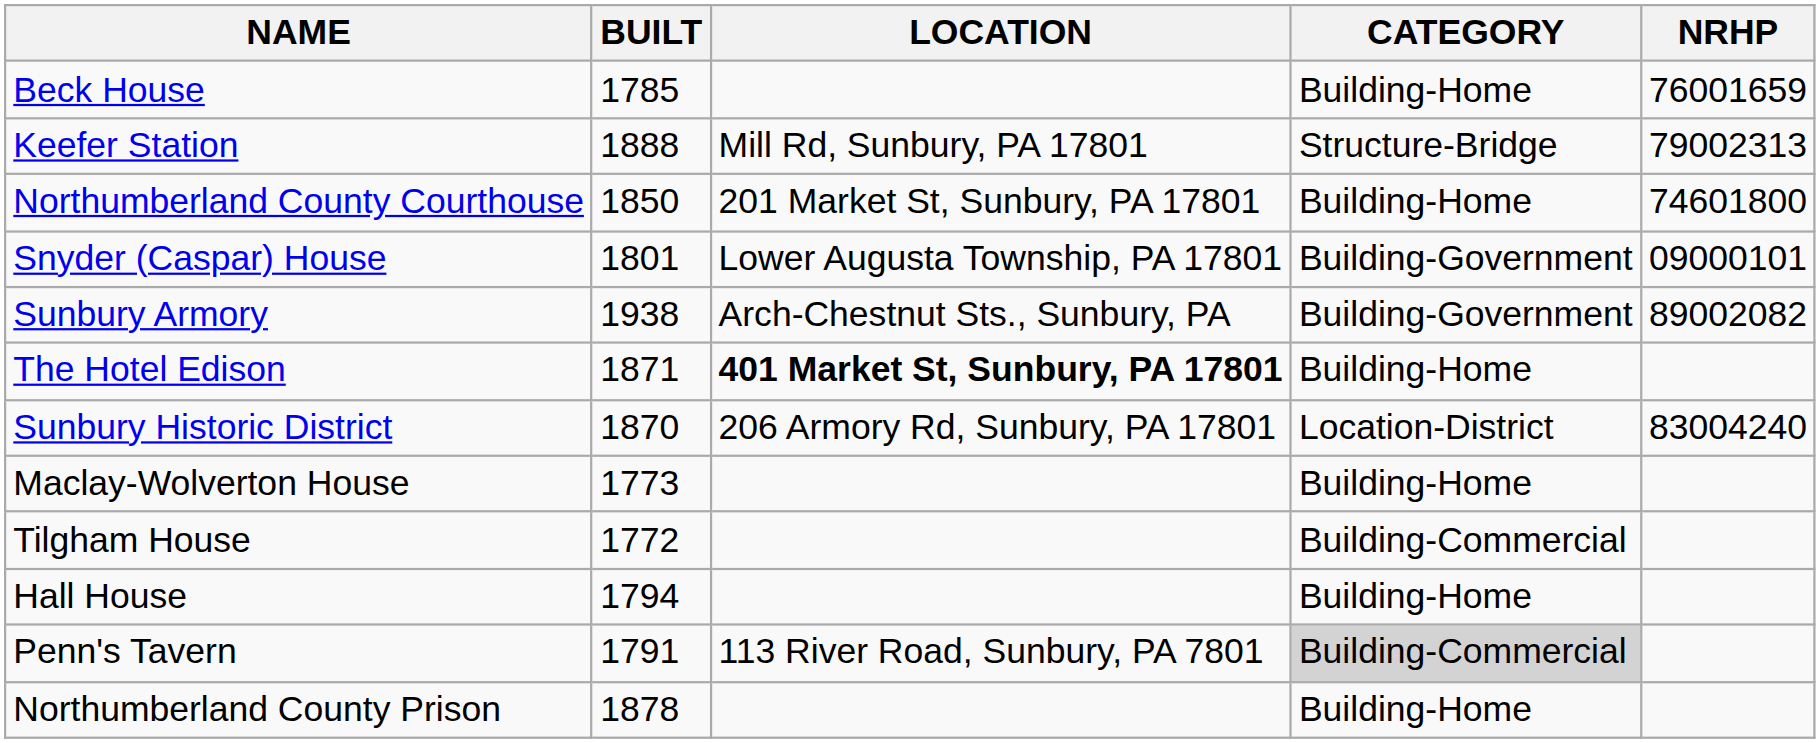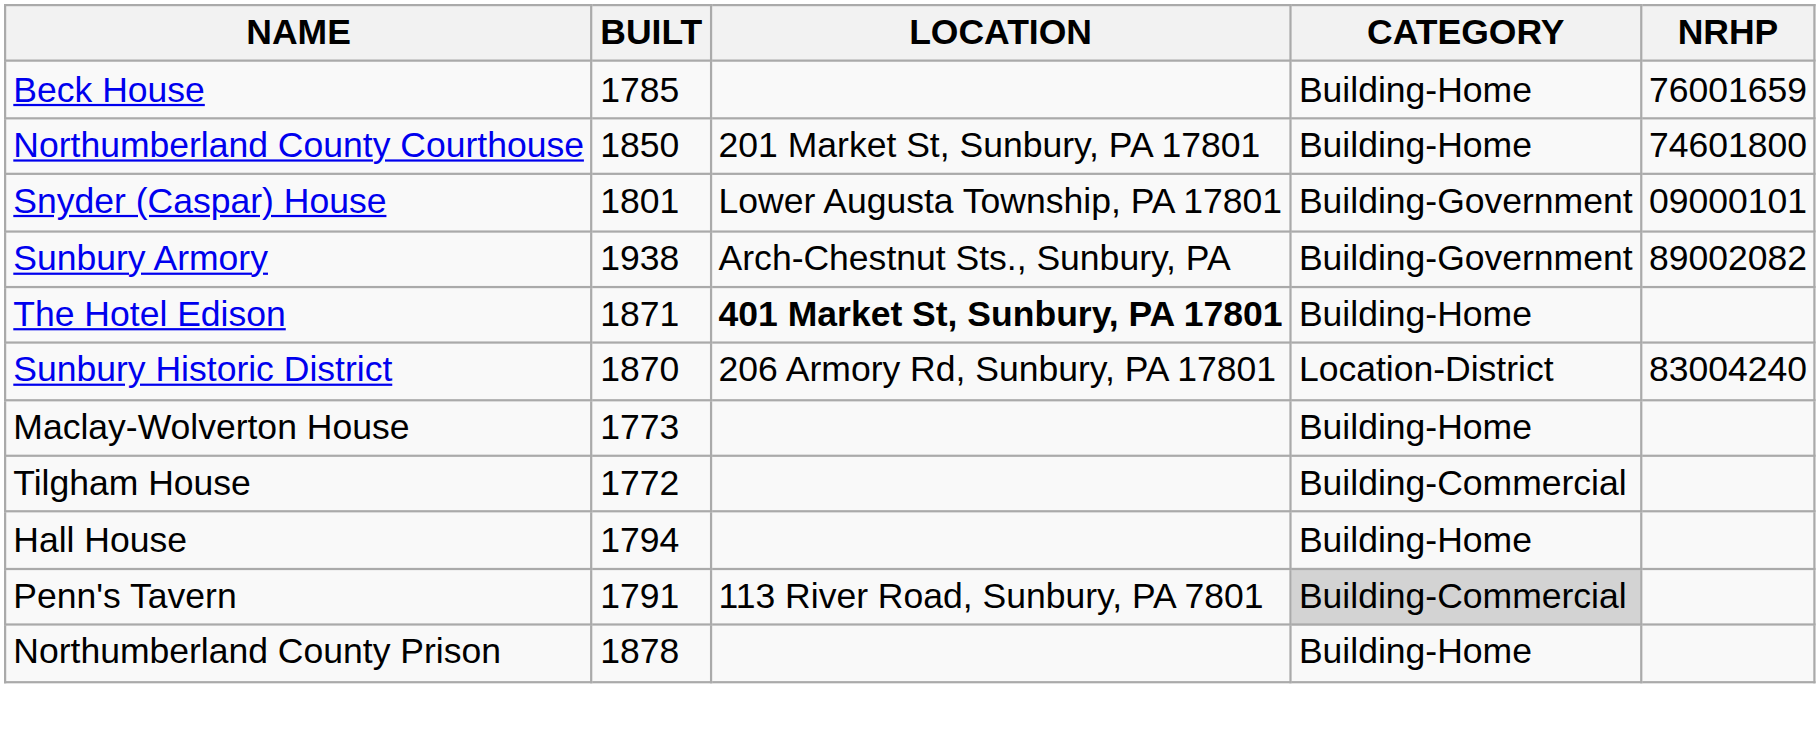- row: (126, 145)
